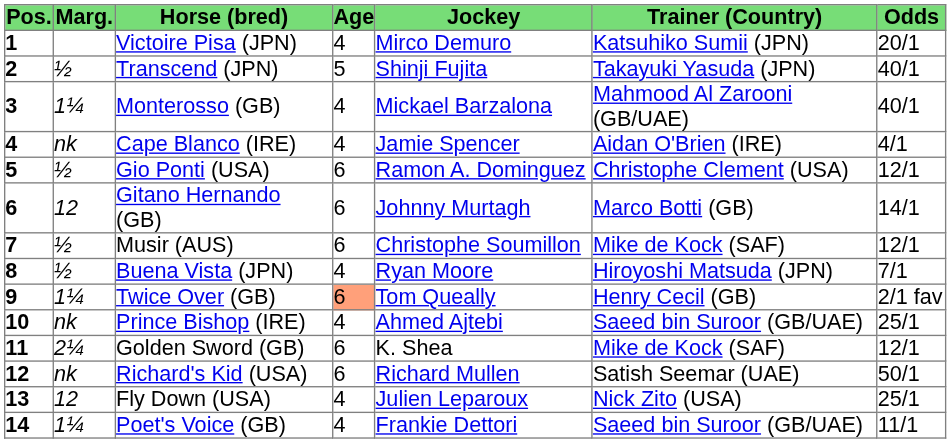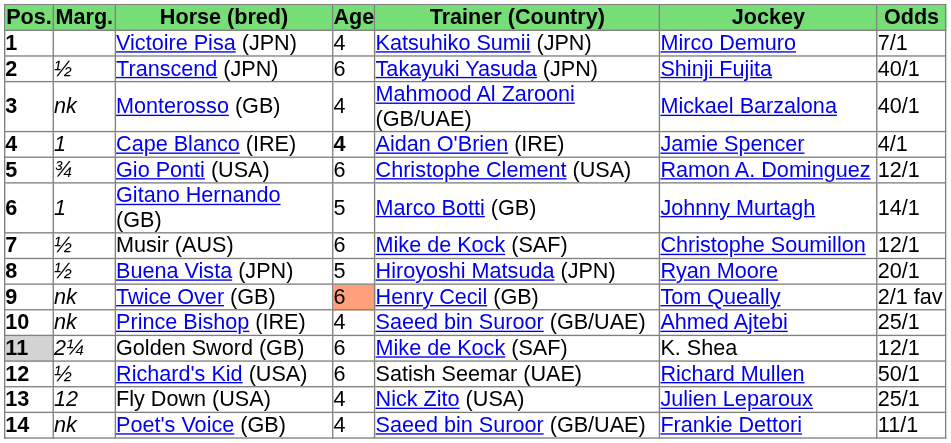columns swapped: (484, 17) <-> (735, 17)
(899, 42) 20/1 -> (893, 42) 7/1
(339, 68) 5 -> (339, 68) 6
(69, 106) 1¼ -> (65, 106) nk
(65, 144) nk -> (60, 144) 1
(339, 144) normal -> (339, 144) bold
(63, 169) ½ -> (63, 169) ¾
(66, 207) 12 -> (60, 207) 1
(339, 207) 6 -> (339, 207) 5
(339, 271) 4 -> (339, 271) 5
(893, 271) 7/1 -> (899, 271) 20/1
(69, 296) 1¼ -> (65, 296) nk
(17, 348) no background -> (17, 348) lightgrey background
(65, 373) nk -> (63, 373) ½
(69, 425) 1¼ -> (65, 425) nk
